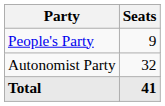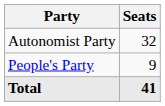rows swapped: (62, 64) <-> (51, 40)
